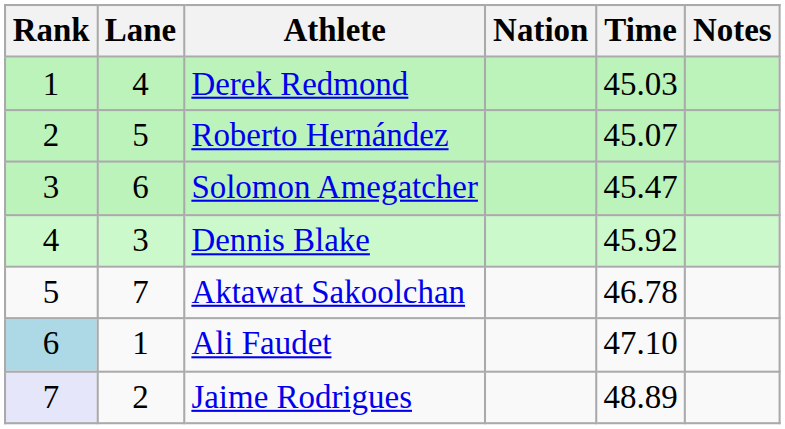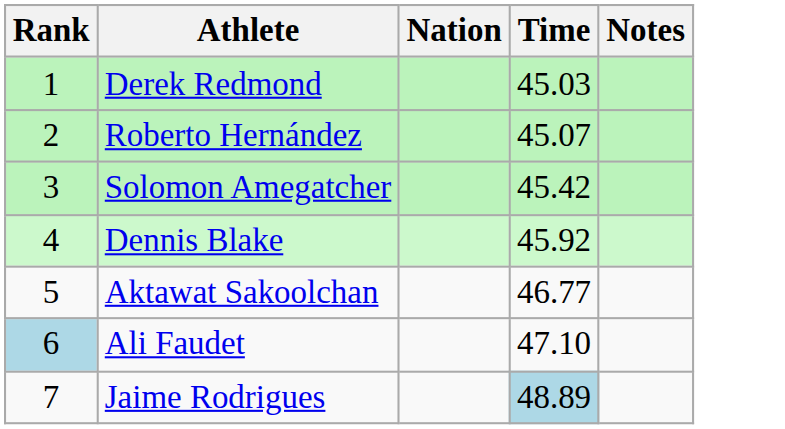- column: (140, 30)
(641, 187) 45.47 -> (554, 187) 45.42
(641, 291) 46.78 -> (554, 291) 46.77
(51, 396) lavender background -> (51, 396) no background
(641, 396) no background -> (554, 396) lightblue background
